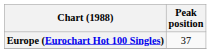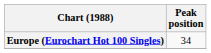(186, 40) 37 -> (186, 40) 34
